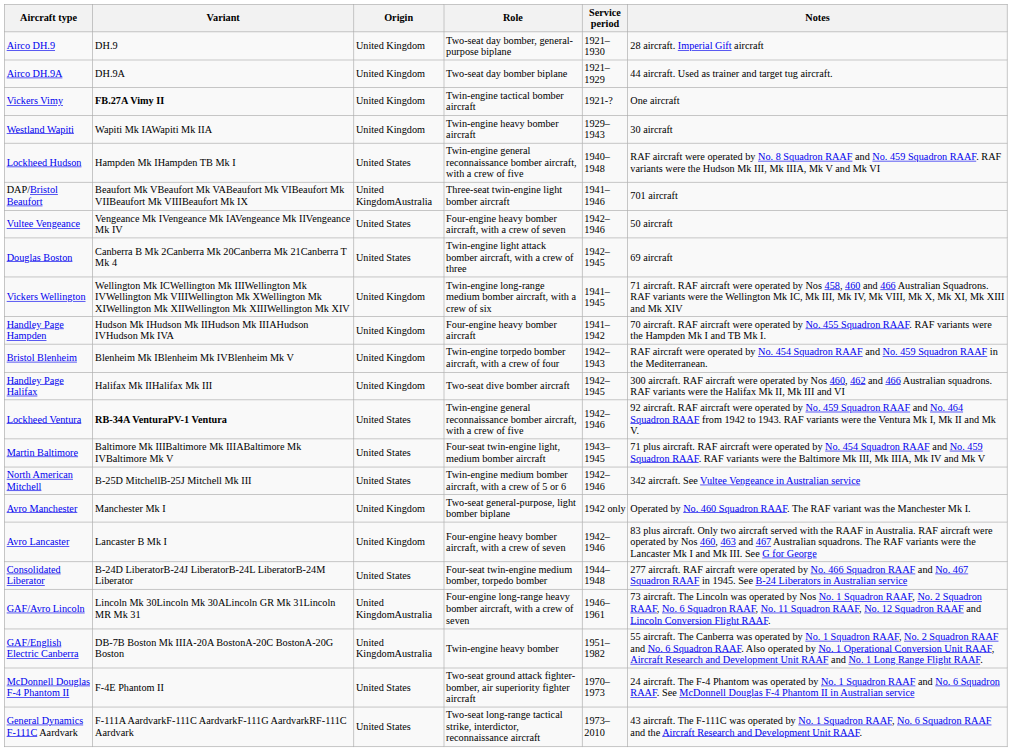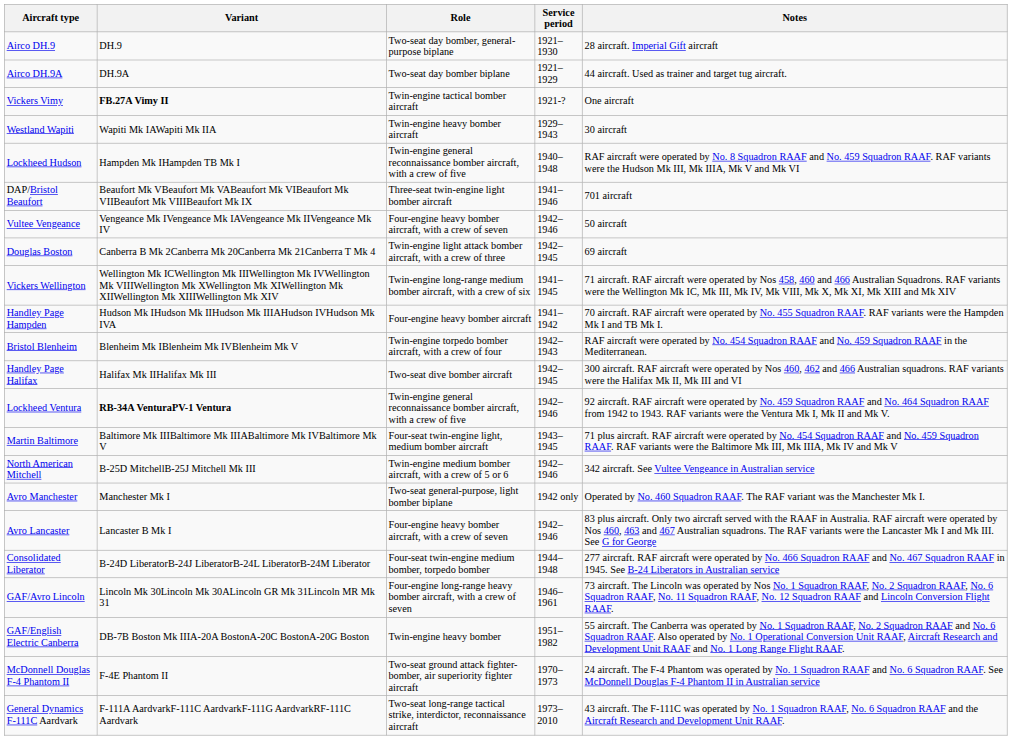- column: (399, 18)
